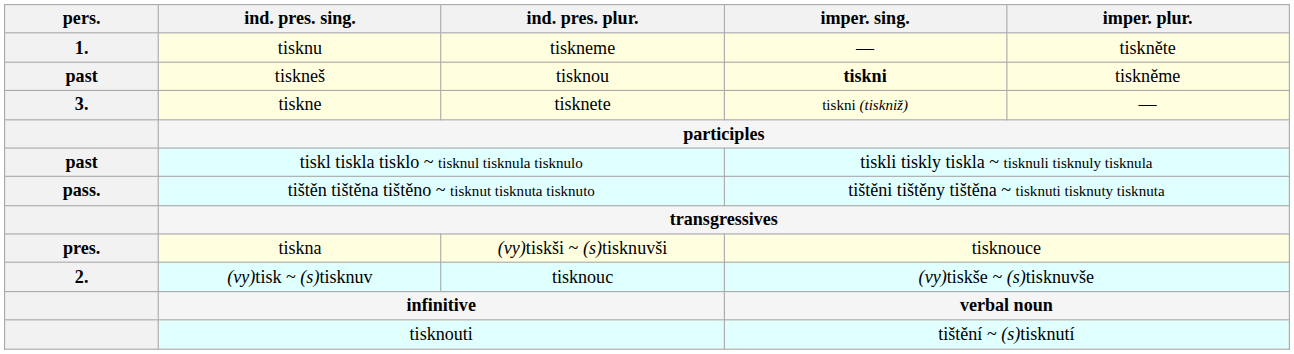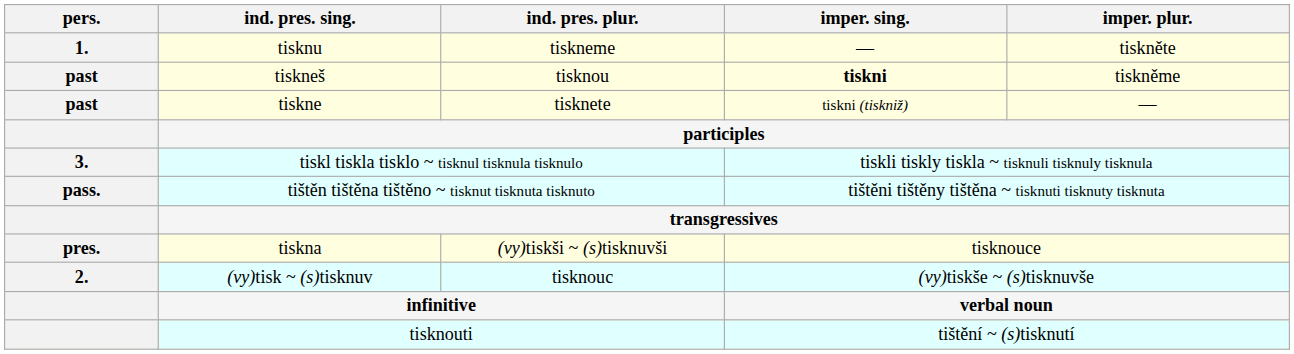(82, 104) 3. -> (82, 104) past
(82, 162) past -> (82, 162) 3.
